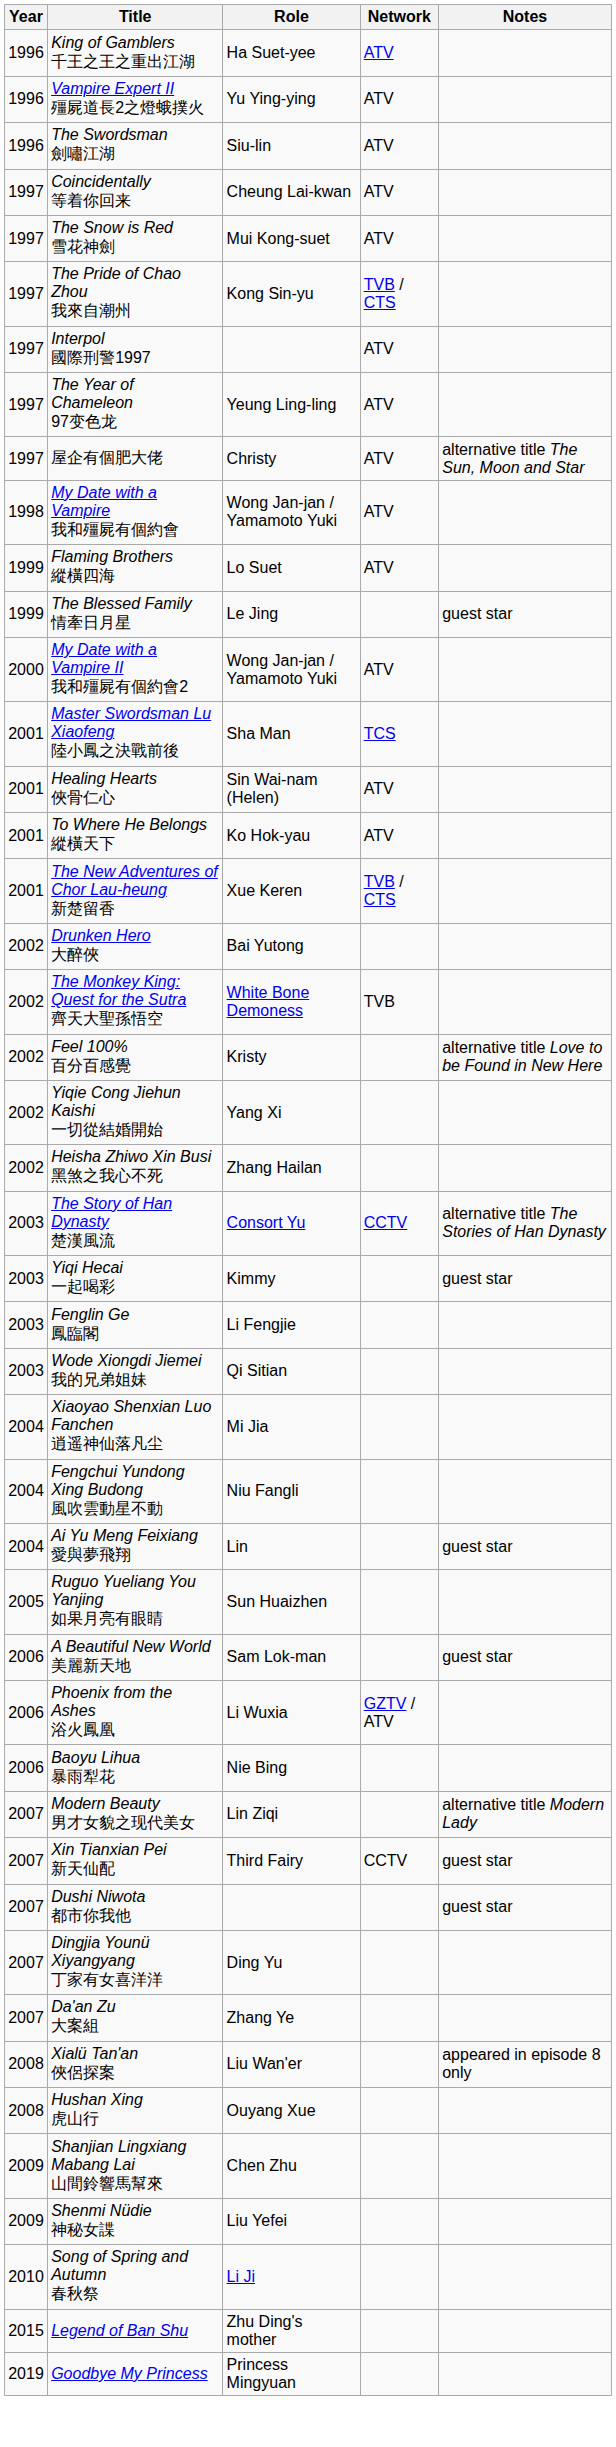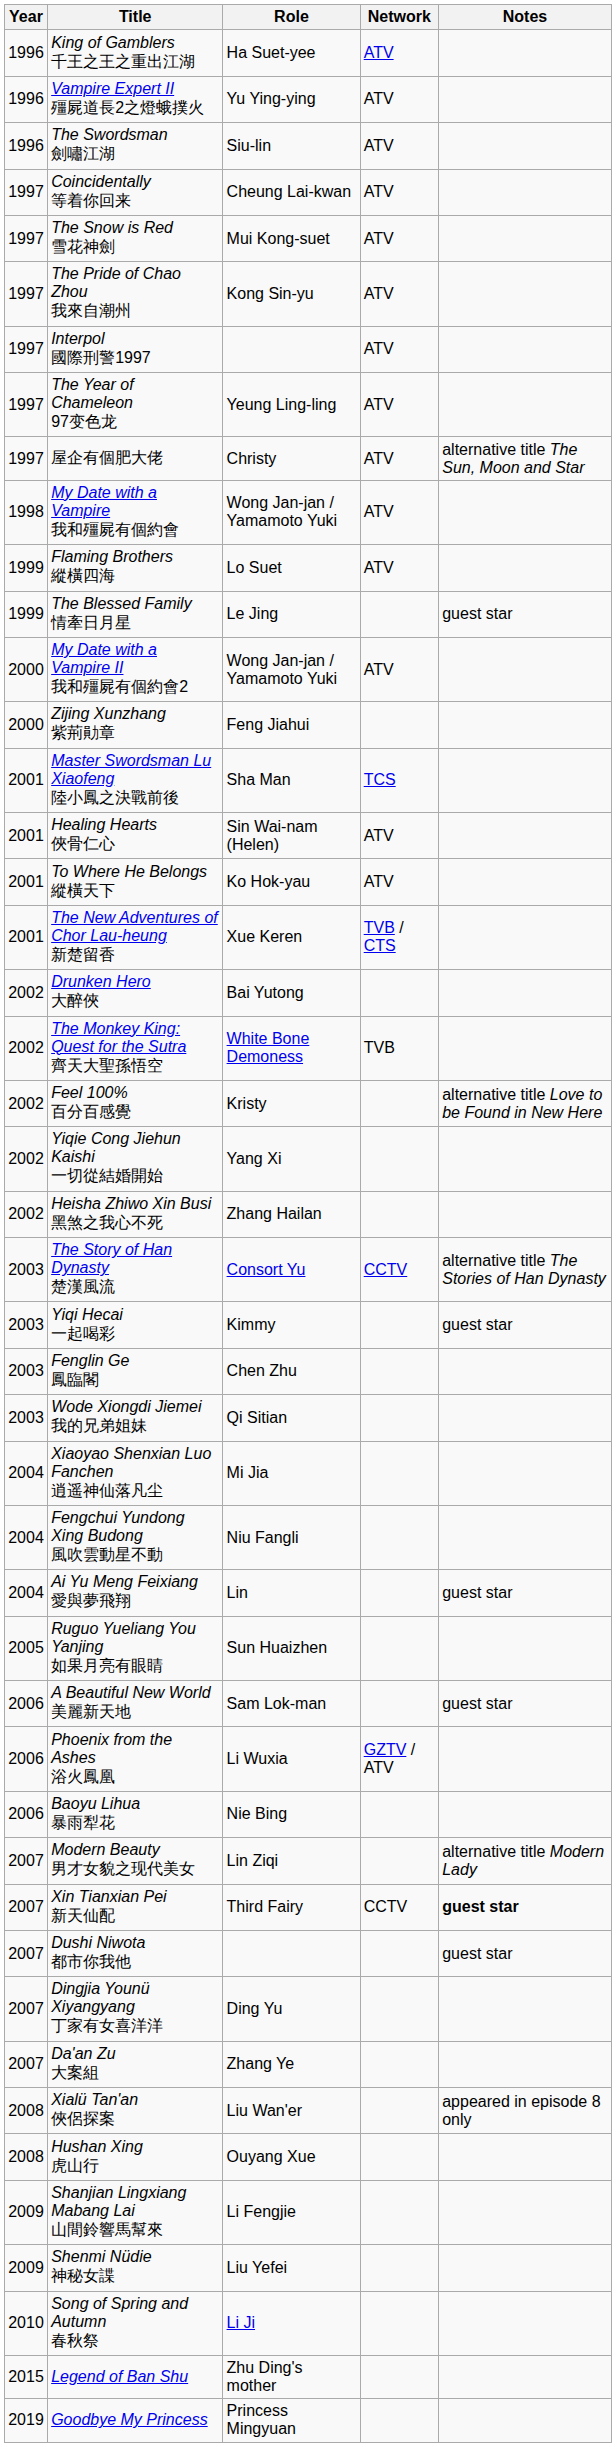(384, 293) TVB / CTS -> (379, 293) ATV
+ row: (109, 723)
(261, 1325) Li Fengjie -> (262, 1371) Chen Zhu
(477, 1860) normal -> (480, 1907) bold
(262, 2166) Chen Zhu -> (261, 2212) Li Fengjie
